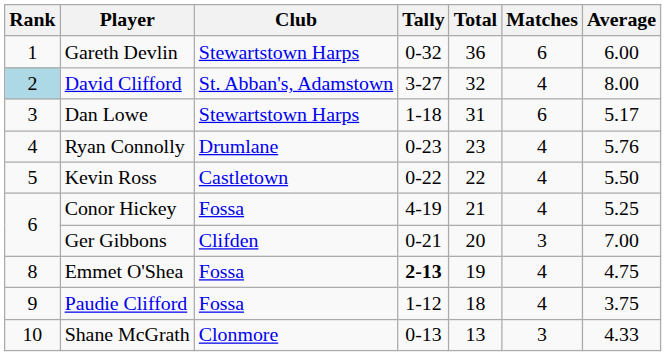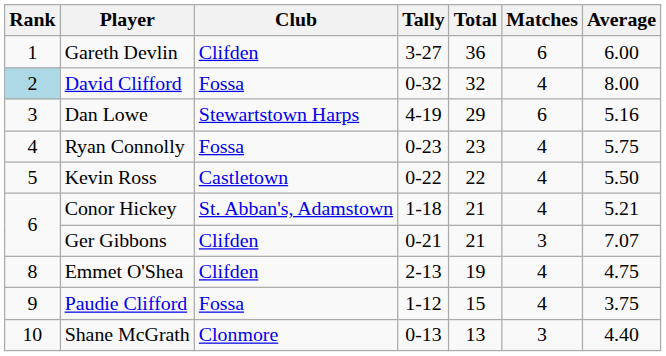(279, 51) Stewartstown Harps -> (229, 51) Clifden
(423, 51) 0-32 -> (423, 51) 3-27
(296, 83) St. Abban's, Adamstown -> (221, 83) Fossa
(423, 83) 3-27 -> (423, 83) 0-32
(423, 114) 1-18 -> (423, 114) 4-19
(475, 114) 31 -> (475, 114) 29
(622, 114) 5.17 -> (622, 114) 5.16
(239, 146) Drumlane -> (221, 146) Fossa
(622, 146) 5.76 -> (622, 146) 5.75
(221, 209) Fossa -> (296, 209) St. Abban's, Adamstown
(423, 209) 4-19 -> (423, 209) 1-18
(622, 209) 5.25 -> (622, 209) 5.21
(475, 240) 20 -> (475, 240) 21
(622, 240) 7.00 -> (622, 240) 7.07
(221, 271) Fossa -> (229, 271) Clifden
(423, 271) bold -> (423, 271) normal
(475, 303) 18 -> (475, 303) 15
(622, 334) 4.33 -> (622, 334) 4.40
